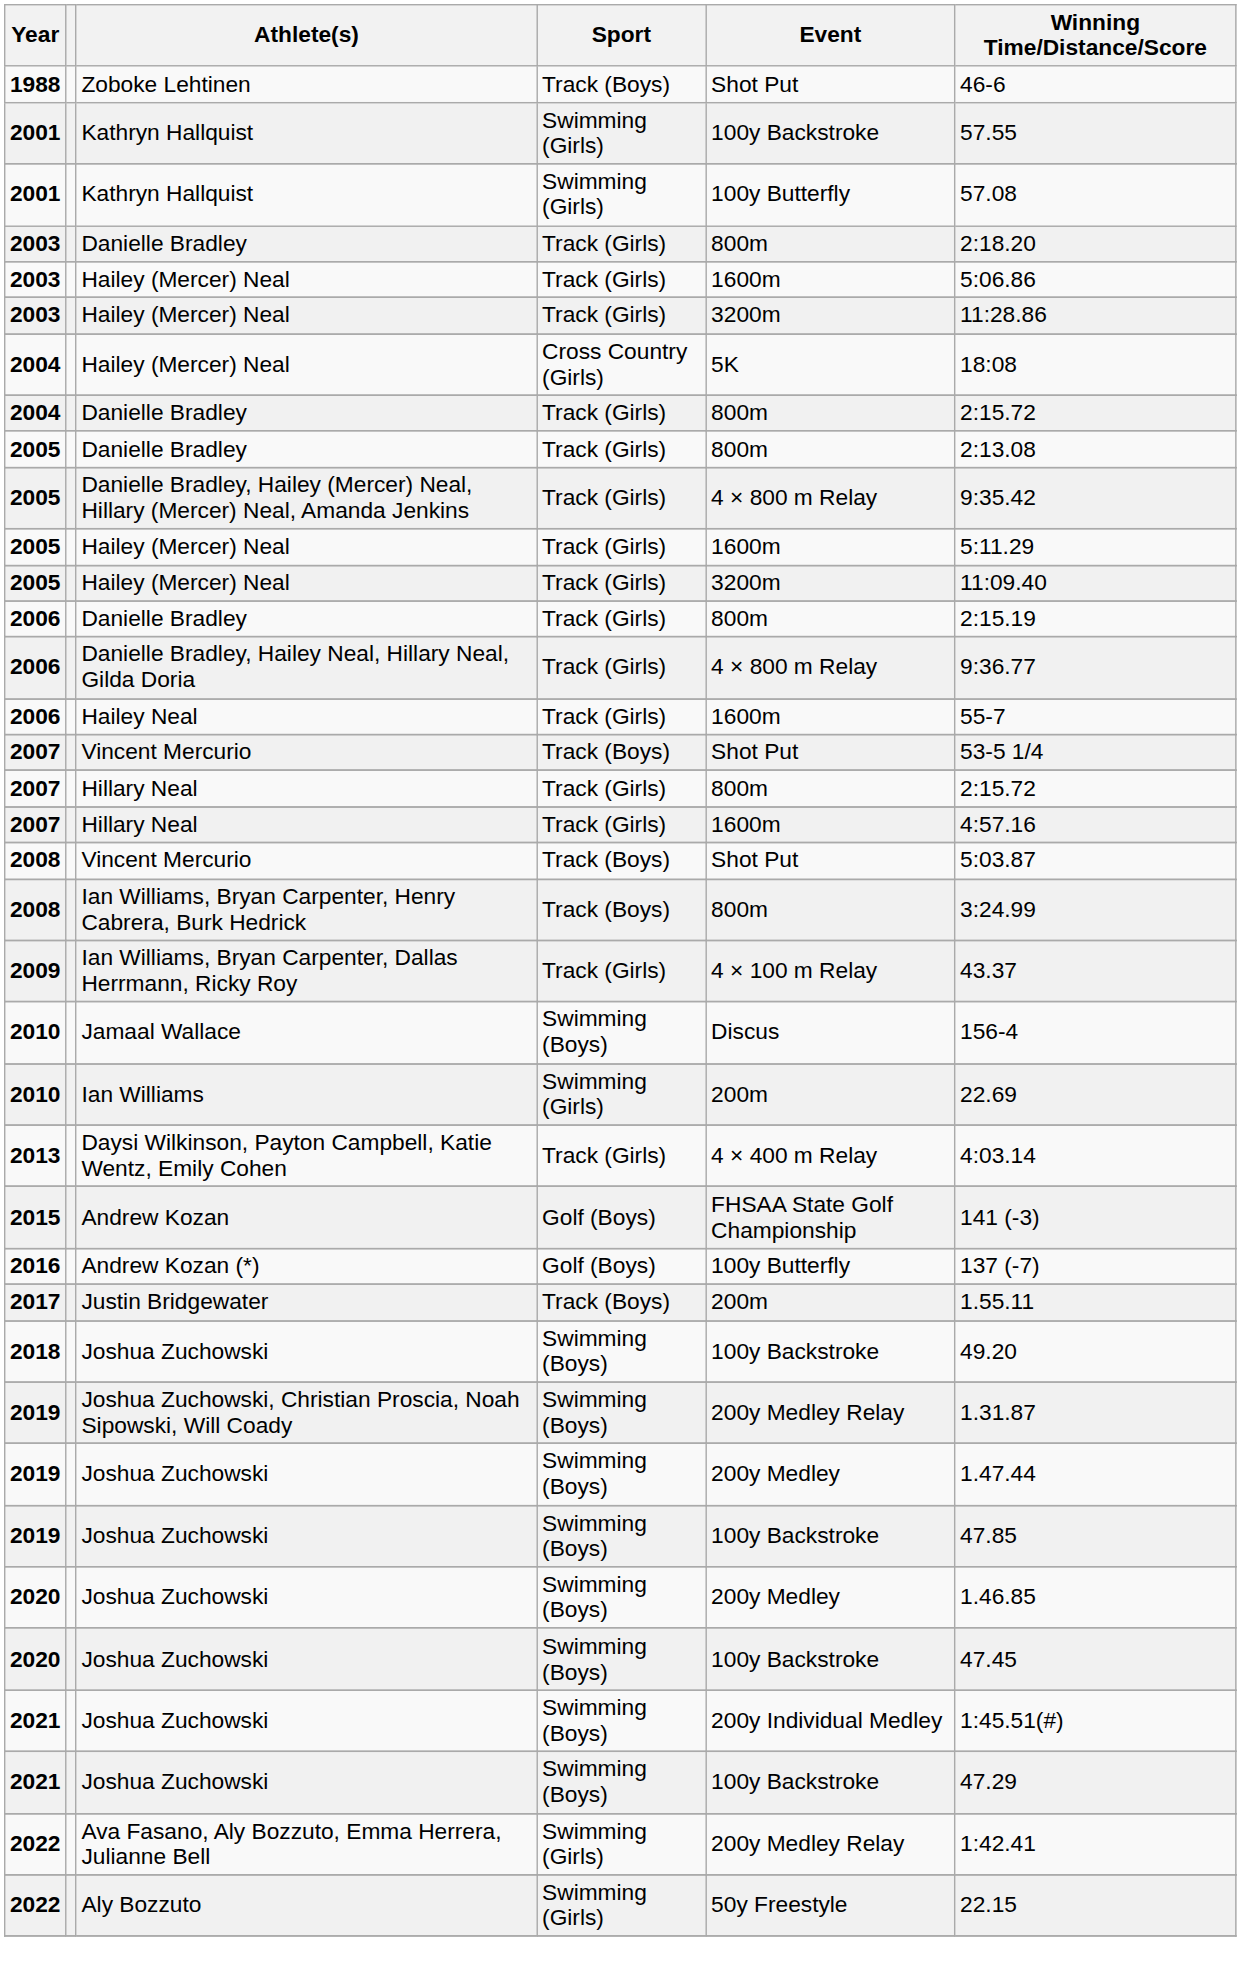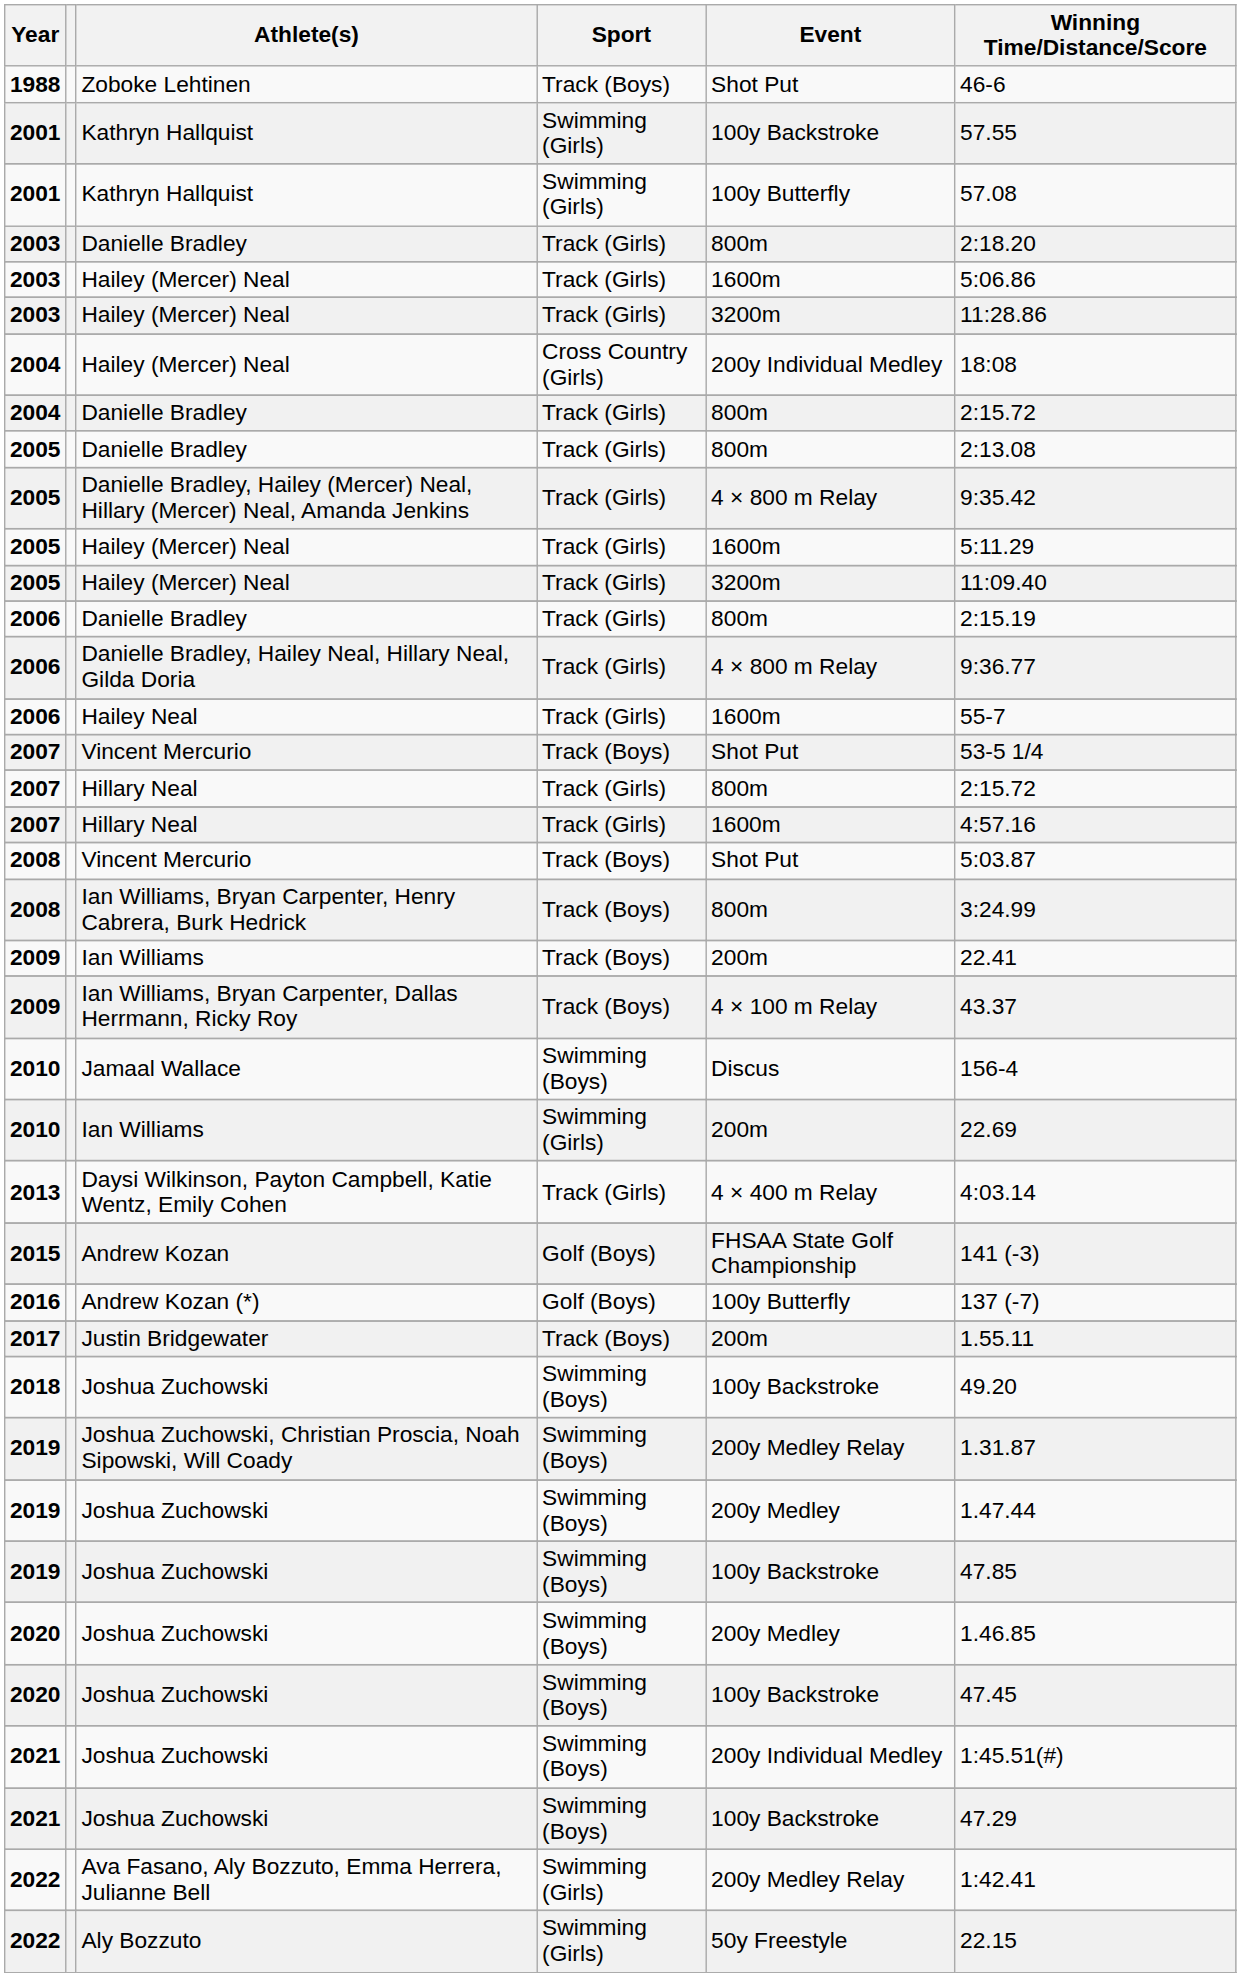(725, 364) 5K -> (827, 364) 200y Individual Medley
+ row: (35, 958)
(604, 970) Track (Girls) -> (606, 1006) Track (Boys)
